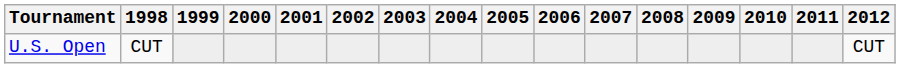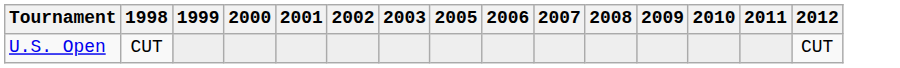- column: (456, 20)
